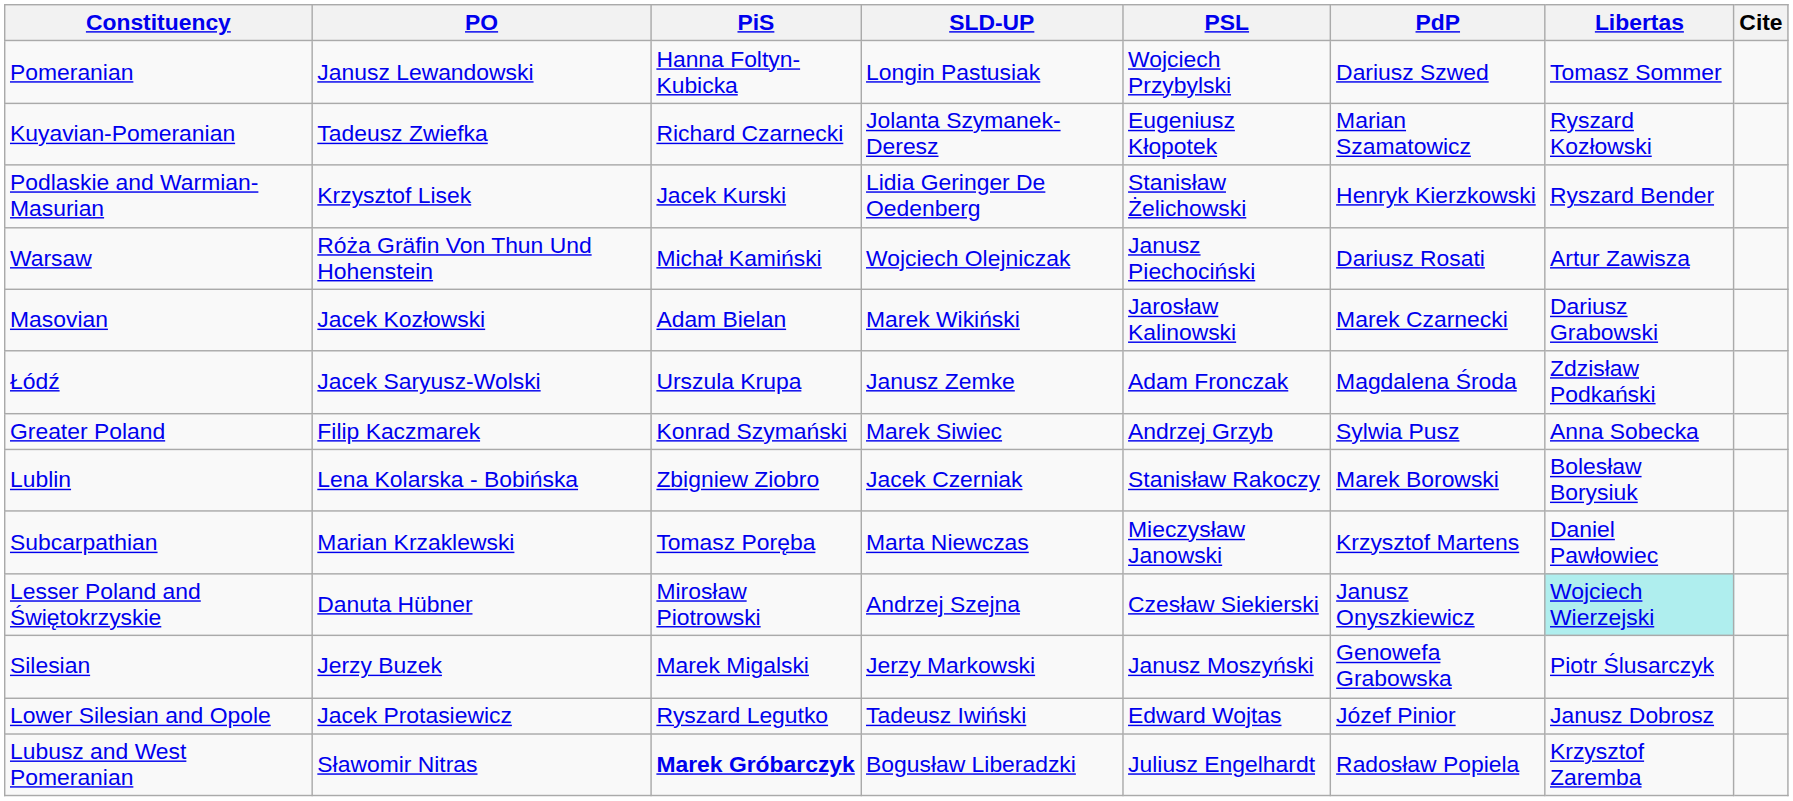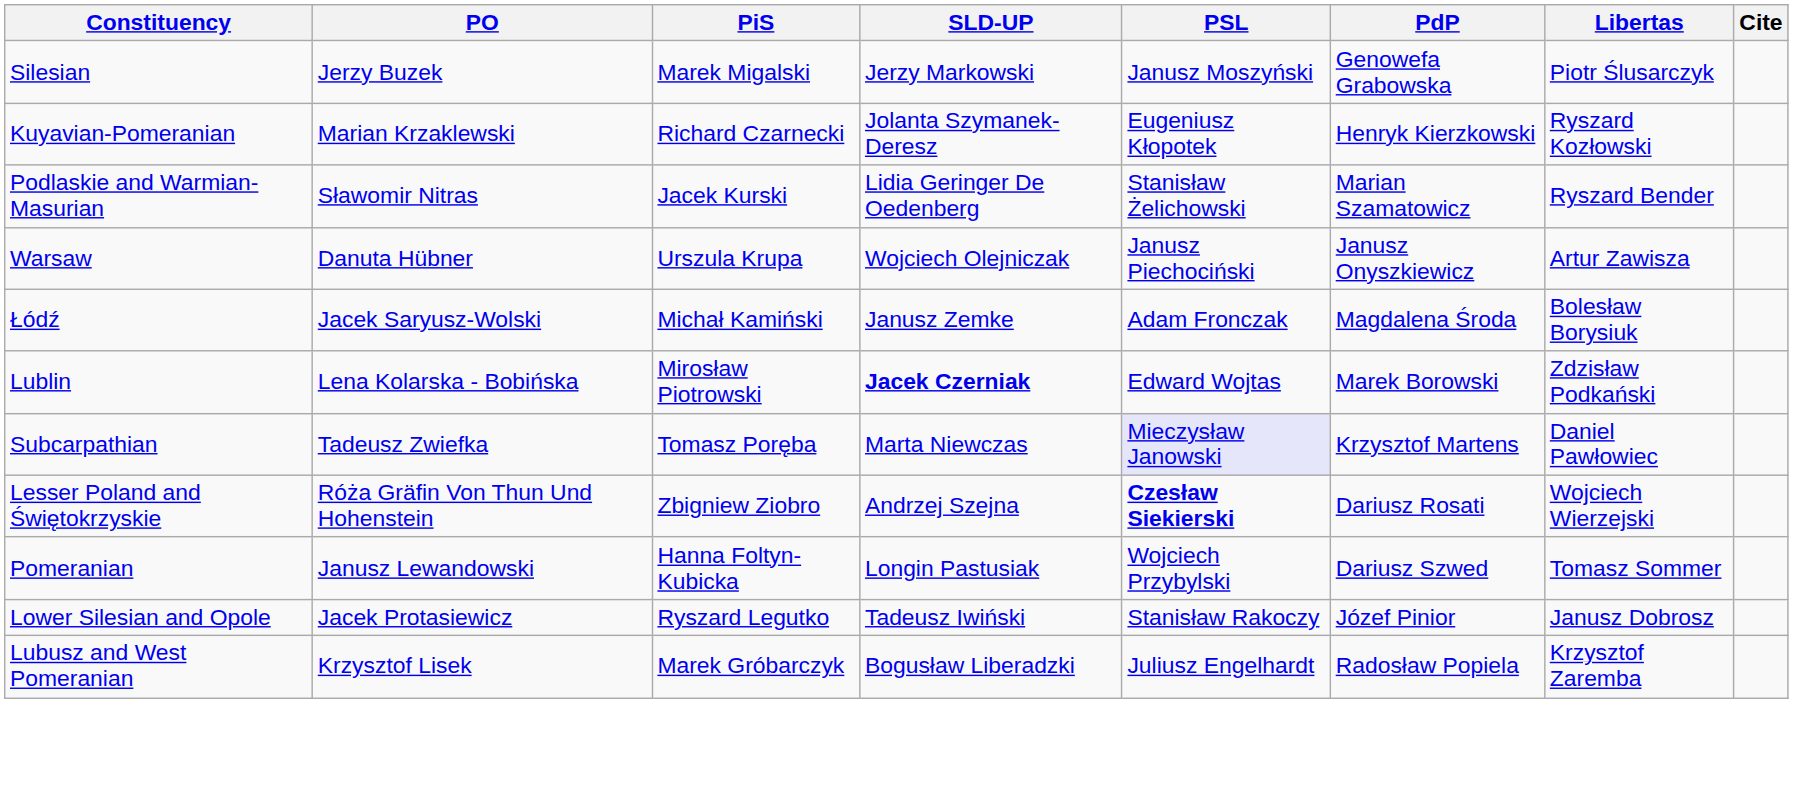rows swapped: (72, 71) <-> (50, 666)
(403, 133) Tadeusz Zwiefka -> (416, 133) Marian Krzaklewski
(1404, 133) Marian Szamatowicz -> (1436, 133) Henryk Kierzkowski
(394, 195) Krzysztof Lisek -> (398, 195) Sławomir Nitras
(1436, 195) Henryk Kierzkowski -> (1403, 195) Marian Szamatowicz
(454, 257) Róża Gräfin Von Thun Und Hohenstein -> (395, 257) Danuta Hübner
(739, 257) Michał Kamiński -> (730, 257) Urszula Krupa
(1410, 257) Dariusz Rosati -> (1405, 257) Janusz Onyszkiewicz
- row: (59, 319)
(729, 381) Urszula Krupa -> (740, 319) Michał Kamiński
(1603, 381) Zdzisław Podkański -> (1596, 319) Bolesław Borysiuk
- row: (88, 431)
(738, 480) Zbigniew Ziobro -> (710, 381) Mirosław Piotrowski
(944, 480) normal -> (948, 381) bold
(1224, 480) Stanisław Rakoczy -> (1204, 381) Edward Wojtas
(1596, 480) Bolesław Borysiuk -> (1603, 381) Zdzisław Podkański
(416, 542) Marian Krzaklewski -> (403, 443) Tadeusz Zwiefka
(1187, 542) no background -> (1186, 443) lavender background
(395, 604) Danuta Hübner -> (455, 505) Róża Gräfin Von Thun Und Hohenstein
(709, 604) Mirosław Piotrowski -> (739, 505) Zbigniew Ziobro
(1223, 604) normal -> (1181, 505) bold
(1405, 604) Janusz Onyszkiewicz -> (1410, 505) Dariusz Rosati
(1602, 604) paleturquoise background -> (1602, 505) no background
(1205, 715) Edward Wojtas -> (1223, 617) Stanisław Rakoczy
(397, 764) Sławomir Nitras -> (395, 666) Krzysztof Lisek
(756, 764) bold -> (751, 666) normal
